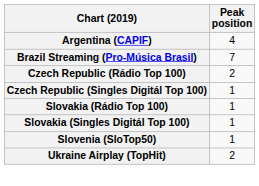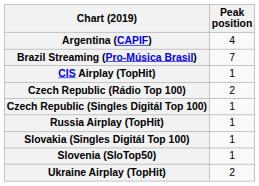+ row: (107, 73)
+ row: (107, 123)
- row: (107, 106)
